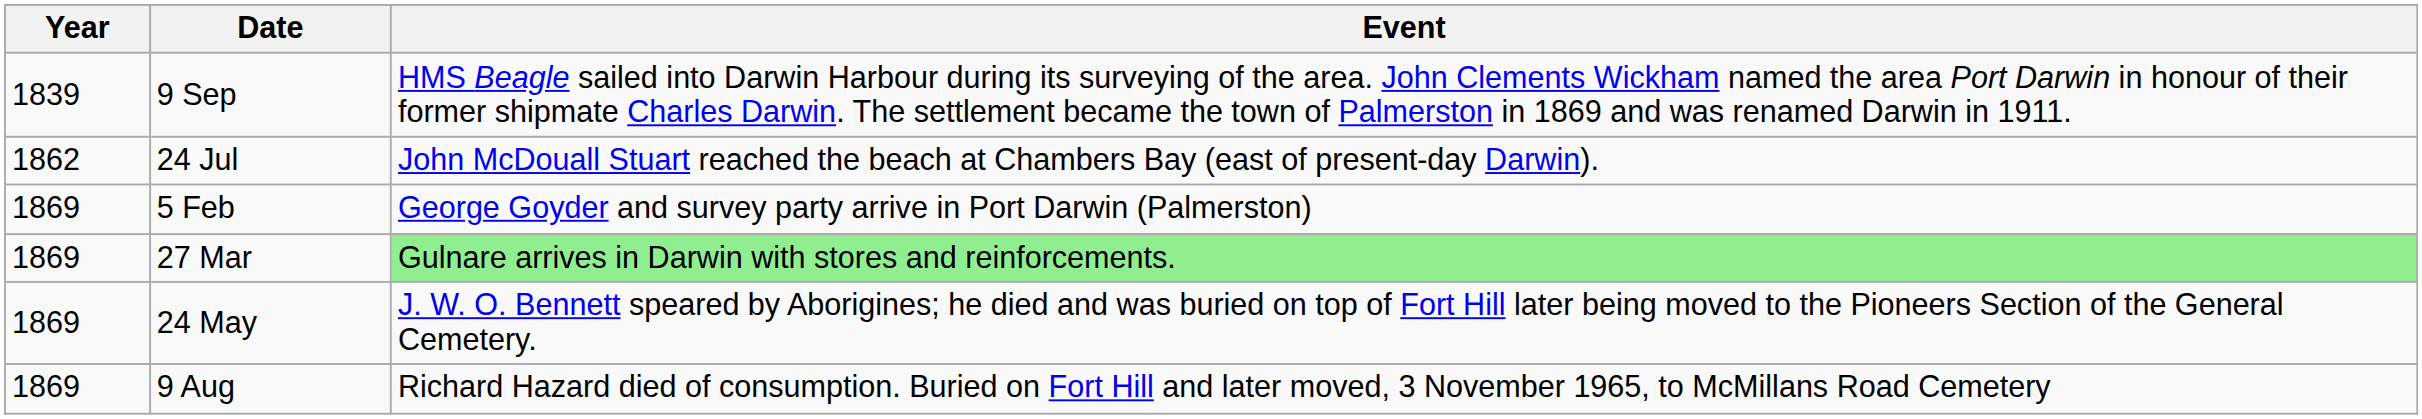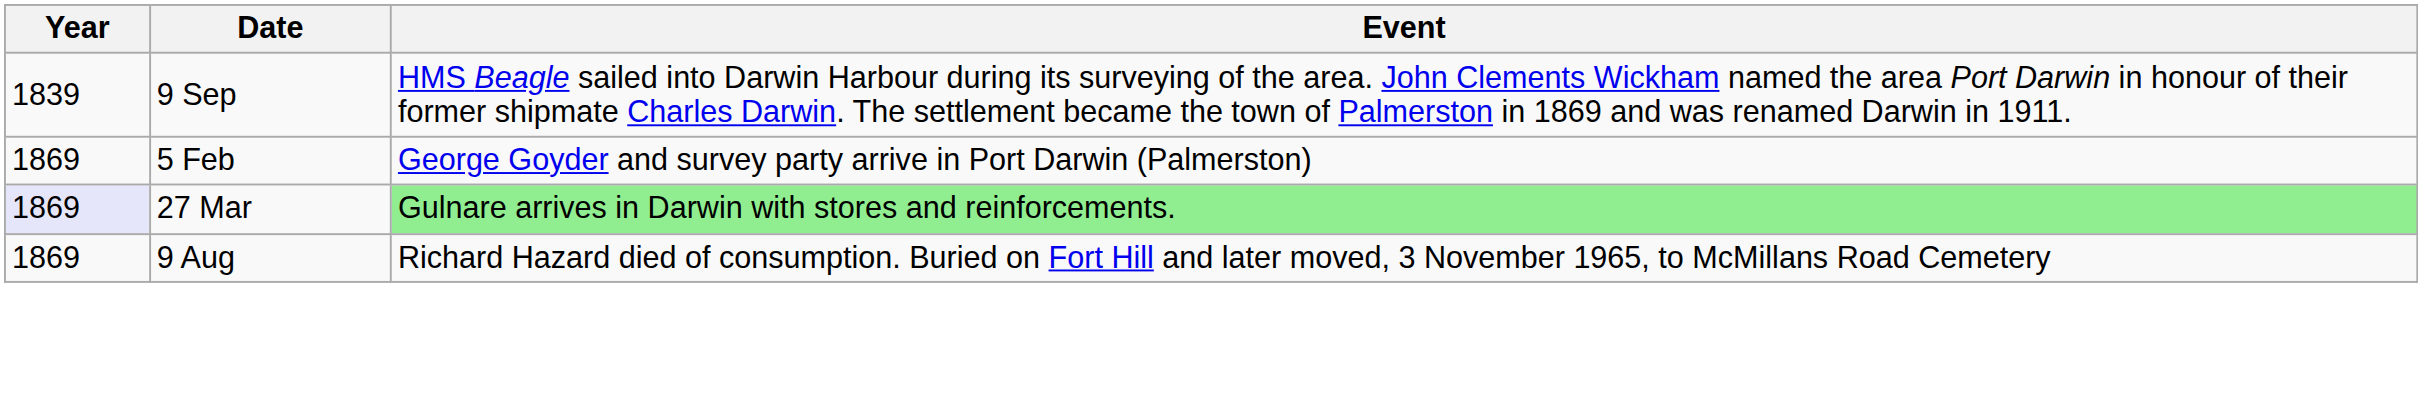- row: (197, 160)
(46, 256) no background -> (46, 208) lavender background
- row: (207, 322)
